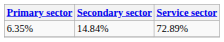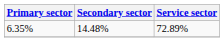(93, 28) 14.84% -> (93, 28) 14.48%
